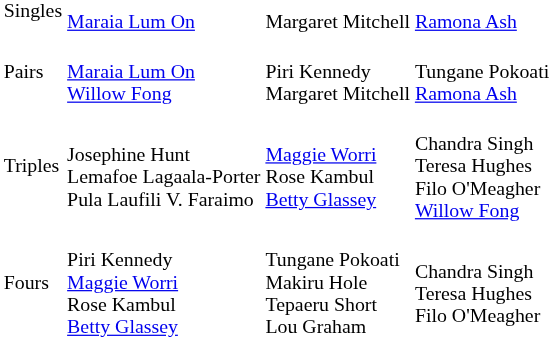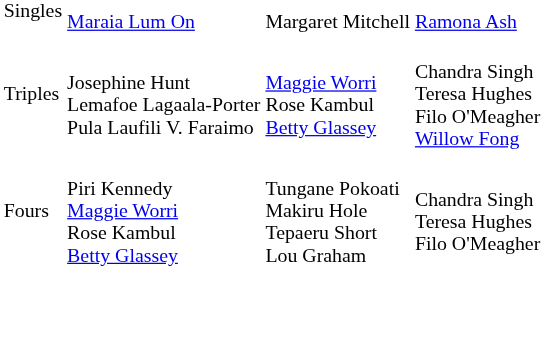- row: (24, 71)
